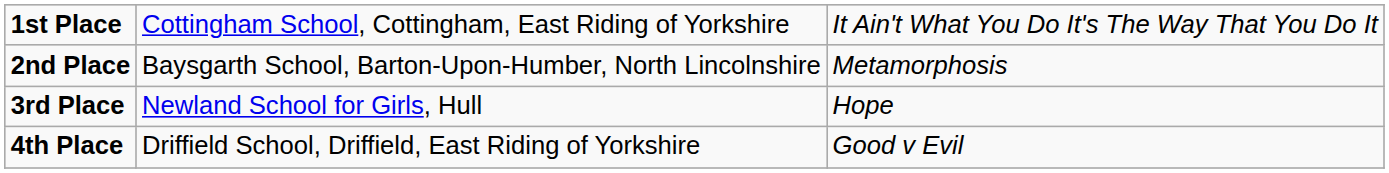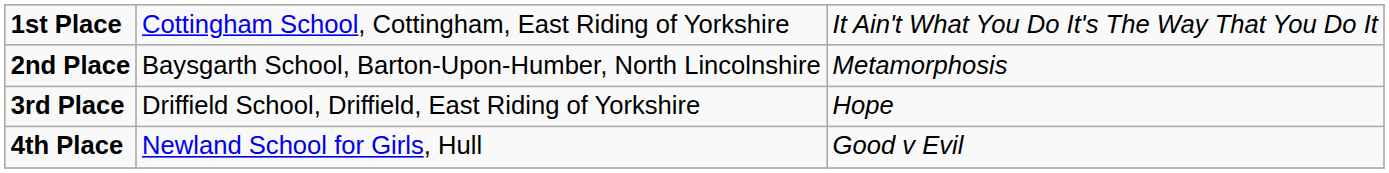(312, 106) Newland School for Girls, Hull -> (421, 106) Driffield School, Driffield, East Riding of Yorkshire
(421, 146) Driffield School, Driffield, East Riding of Yorkshire -> (312, 146) Newland School for Girls, Hull
